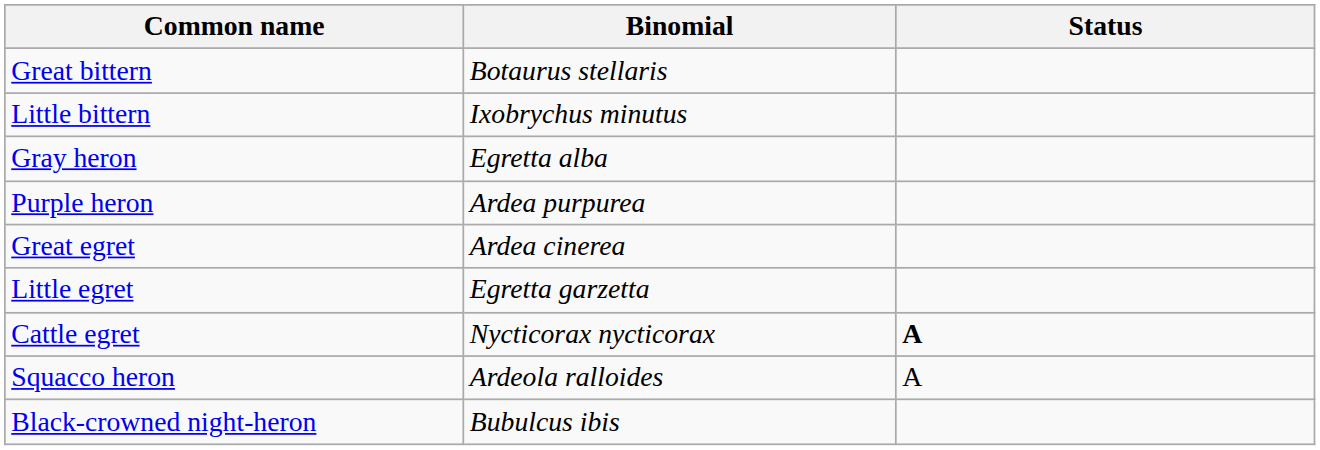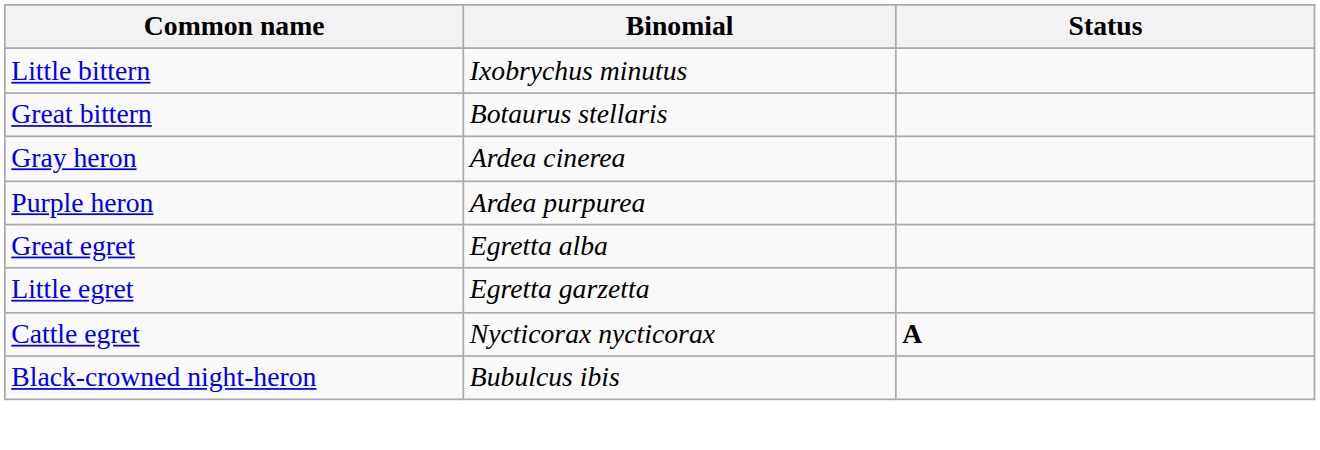rows swapped: (82, 70) <-> (81, 114)
(539, 158) Egretta alba -> (548, 158) Ardea cinerea
(548, 245) Ardea cinerea -> (539, 245) Egretta alba
- row: (93, 377)
